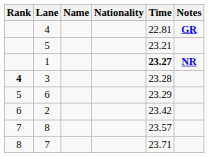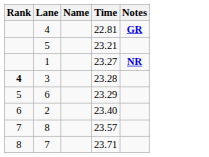- column: (119, 12)
(160, 62) bold -> (106, 62) normal
(160, 111) 23.42 -> (106, 111) 23.40
